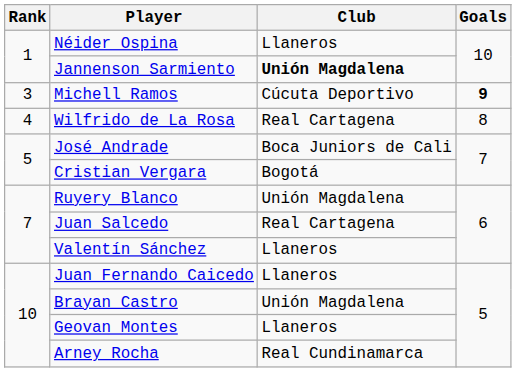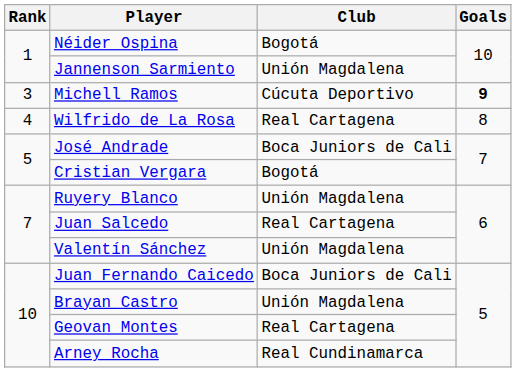(300, 43) Llaneros -> (290, 43) Bogotá
(333, 69) bold -> (333, 69) normal
(300, 250) Llaneros -> (333, 250) Unión Magdalena
(300, 276) Llaneros -> (357, 276) Boca Juniors de Cali
(300, 328) Llaneros -> (328, 328) Real Cartagena
